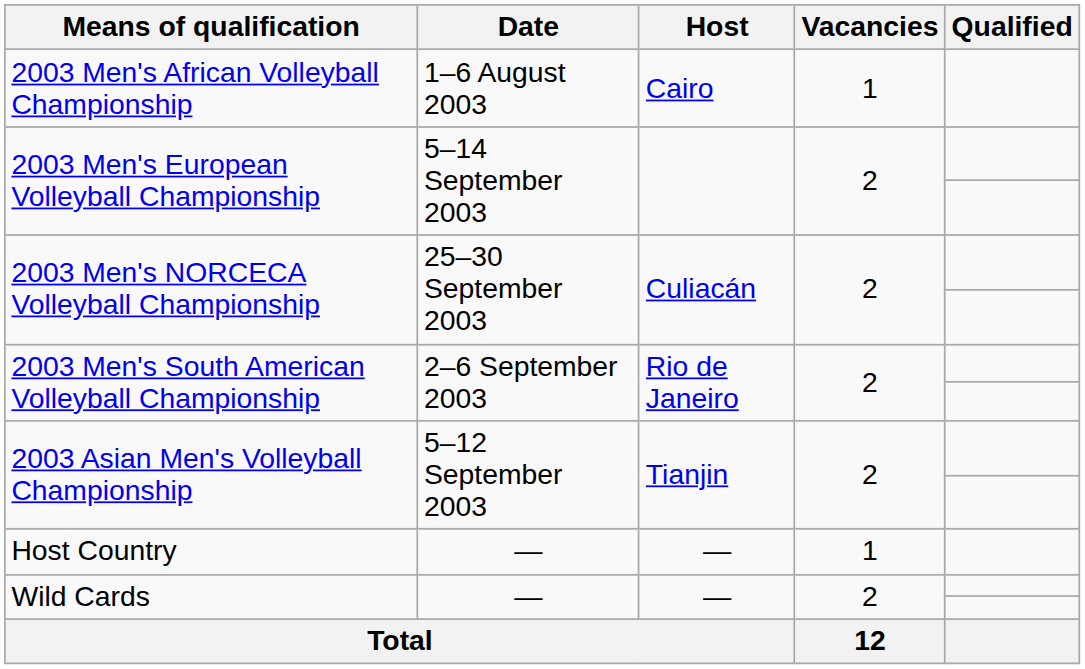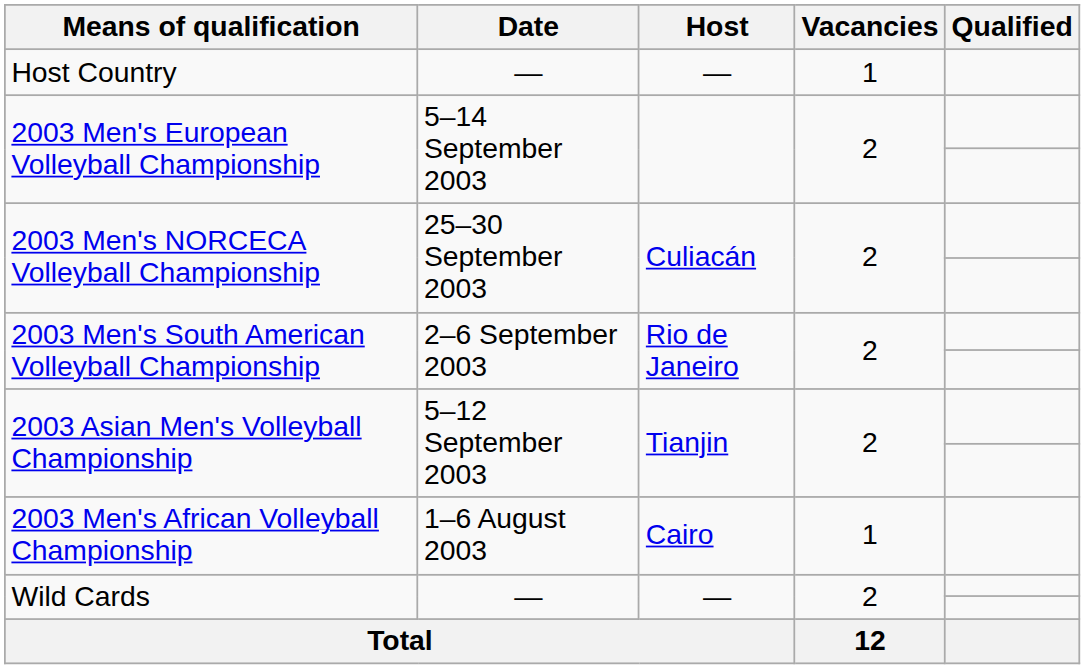rows swapped: (94, 551) <-> (195, 87)
